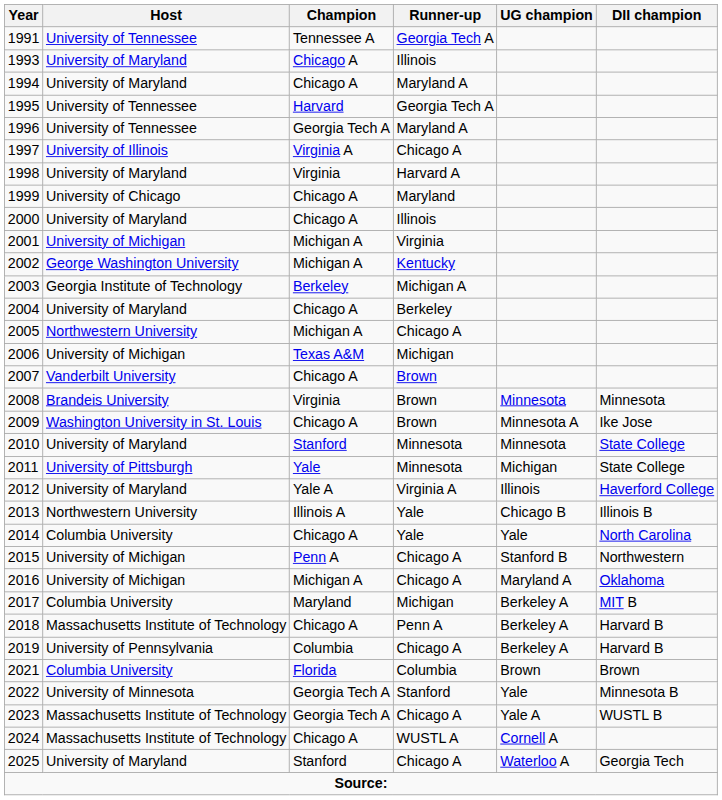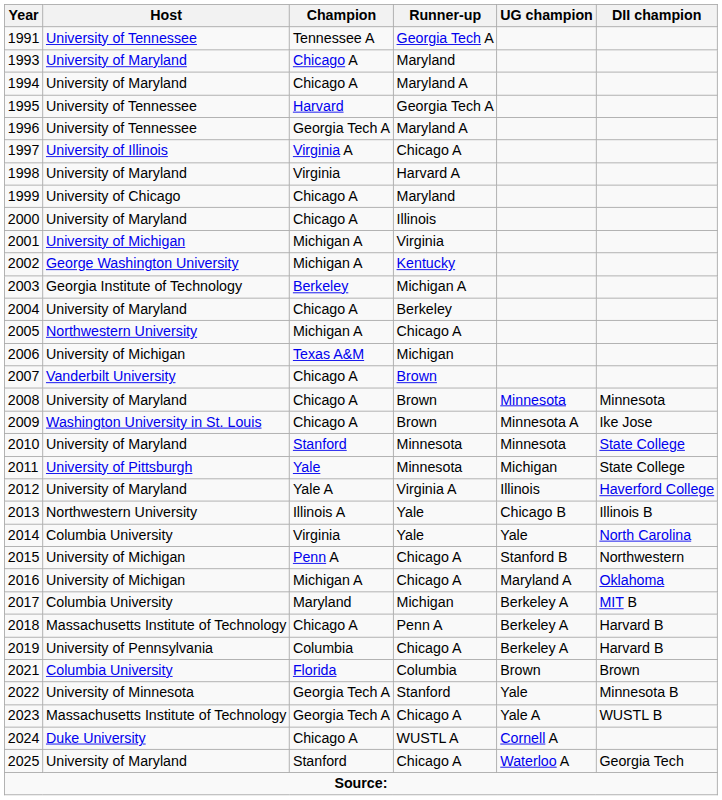(416, 60) Illinois -> (426, 60) Maryland
(107, 399) Brandeis University -> (116, 399) University of Maryland
(317, 399) Virginia -> (325, 399) Chicago A
(325, 535) Chicago A -> (317, 535) Virginia
(166, 738) Massachusetts Institute of Technology -> (96, 738) Duke University
